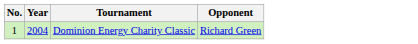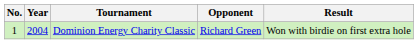+ column: (339, 13)
